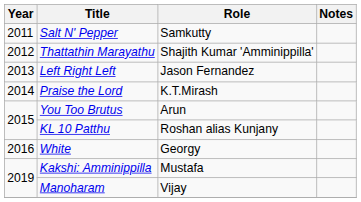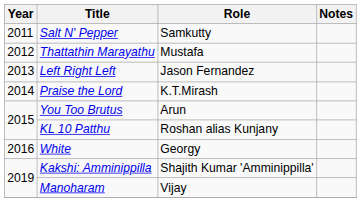(237, 52) Shajith Kumar 'Amminippilla' -> (182, 52) Mustafa
(182, 168) Mustafa -> (237, 168) Shajith Kumar 'Amminippilla'
